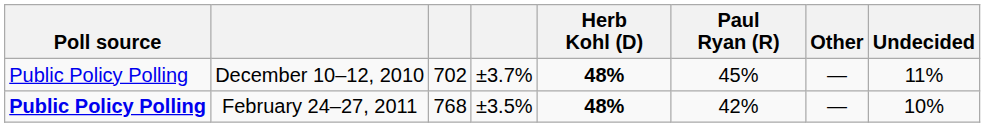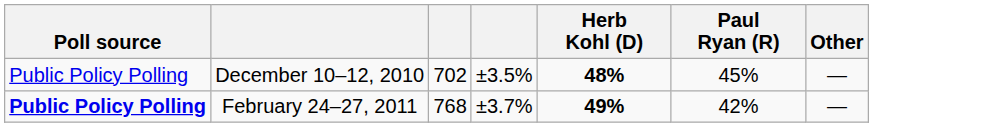- column: (924, 42)
(504, 74) ±3.7% -> (504, 74) ±3.5%
(504, 106) ±3.5% -> (504, 106) ±3.7%
(604, 106) 48% -> (604, 106) 49%
